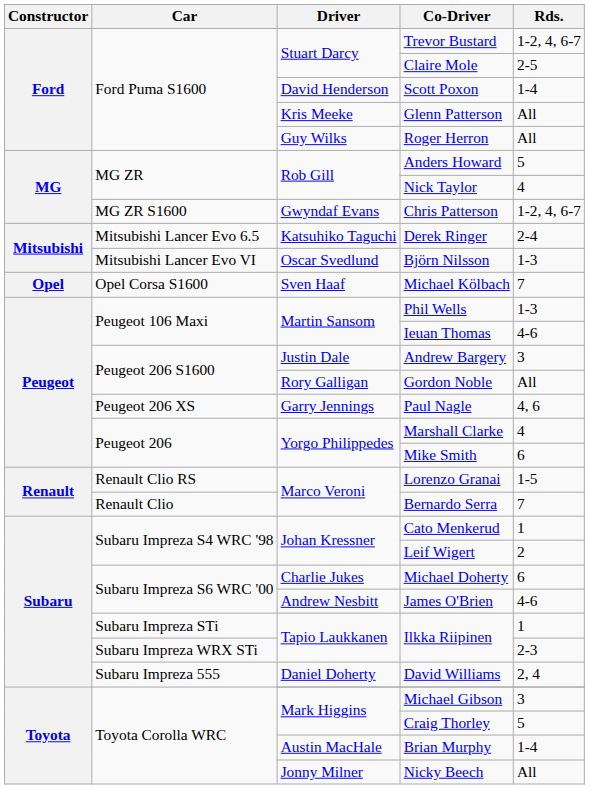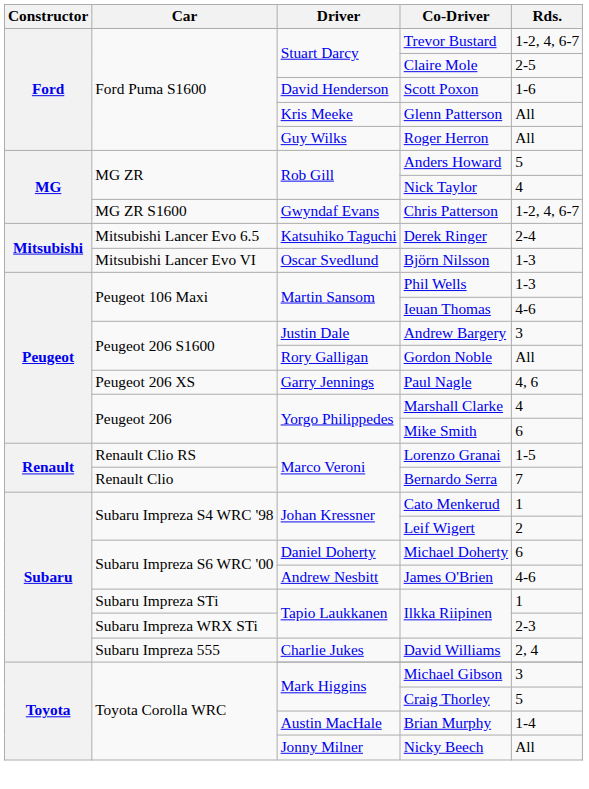(527, 89) 1-4 -> (525, 89) 1-6
- row: (152, 284)
(322, 576) Charlie Jukes -> (328, 552) Daniel Doherty
(328, 674) Daniel Doherty -> (322, 650) Charlie Jukes
